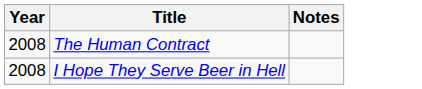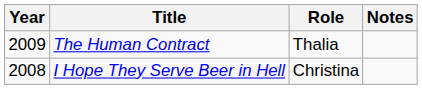+ column: (326, 17)
(27, 44) 2008 -> (27, 44) 2009
